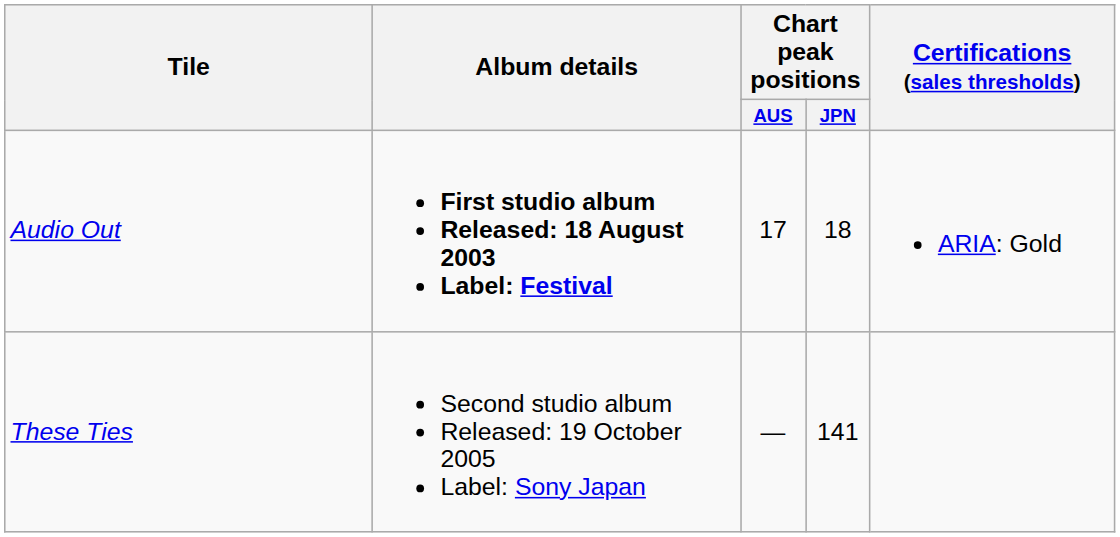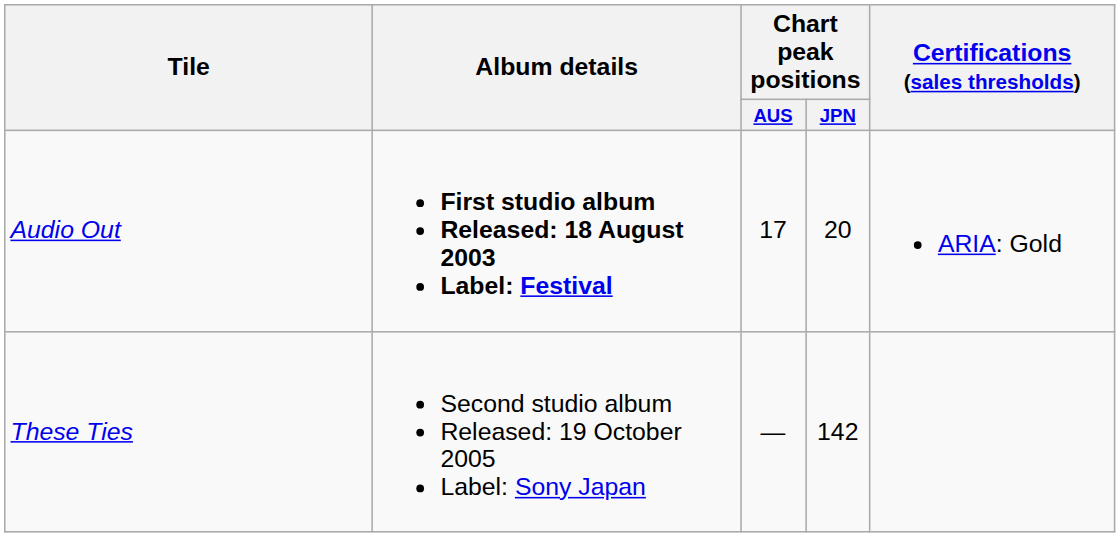(838, 230) 18 -> (838, 230) 20
(838, 431) 141 -> (838, 431) 142
